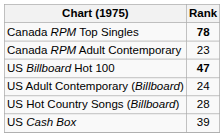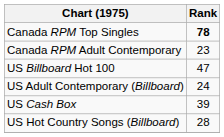(203, 68) bold -> (203, 68) normal
rows swapped: (93, 104) <-> (42, 123)
